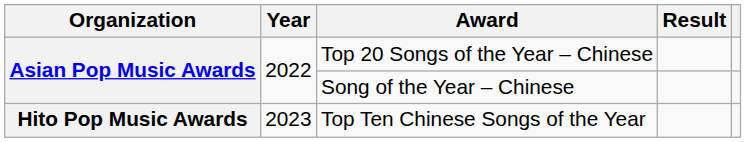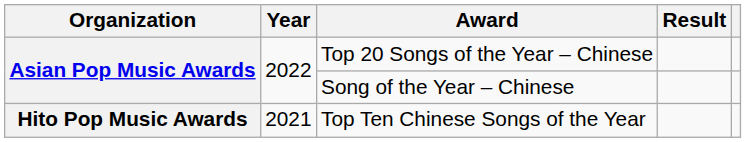(288, 119) 2023 -> (288, 119) 2021
